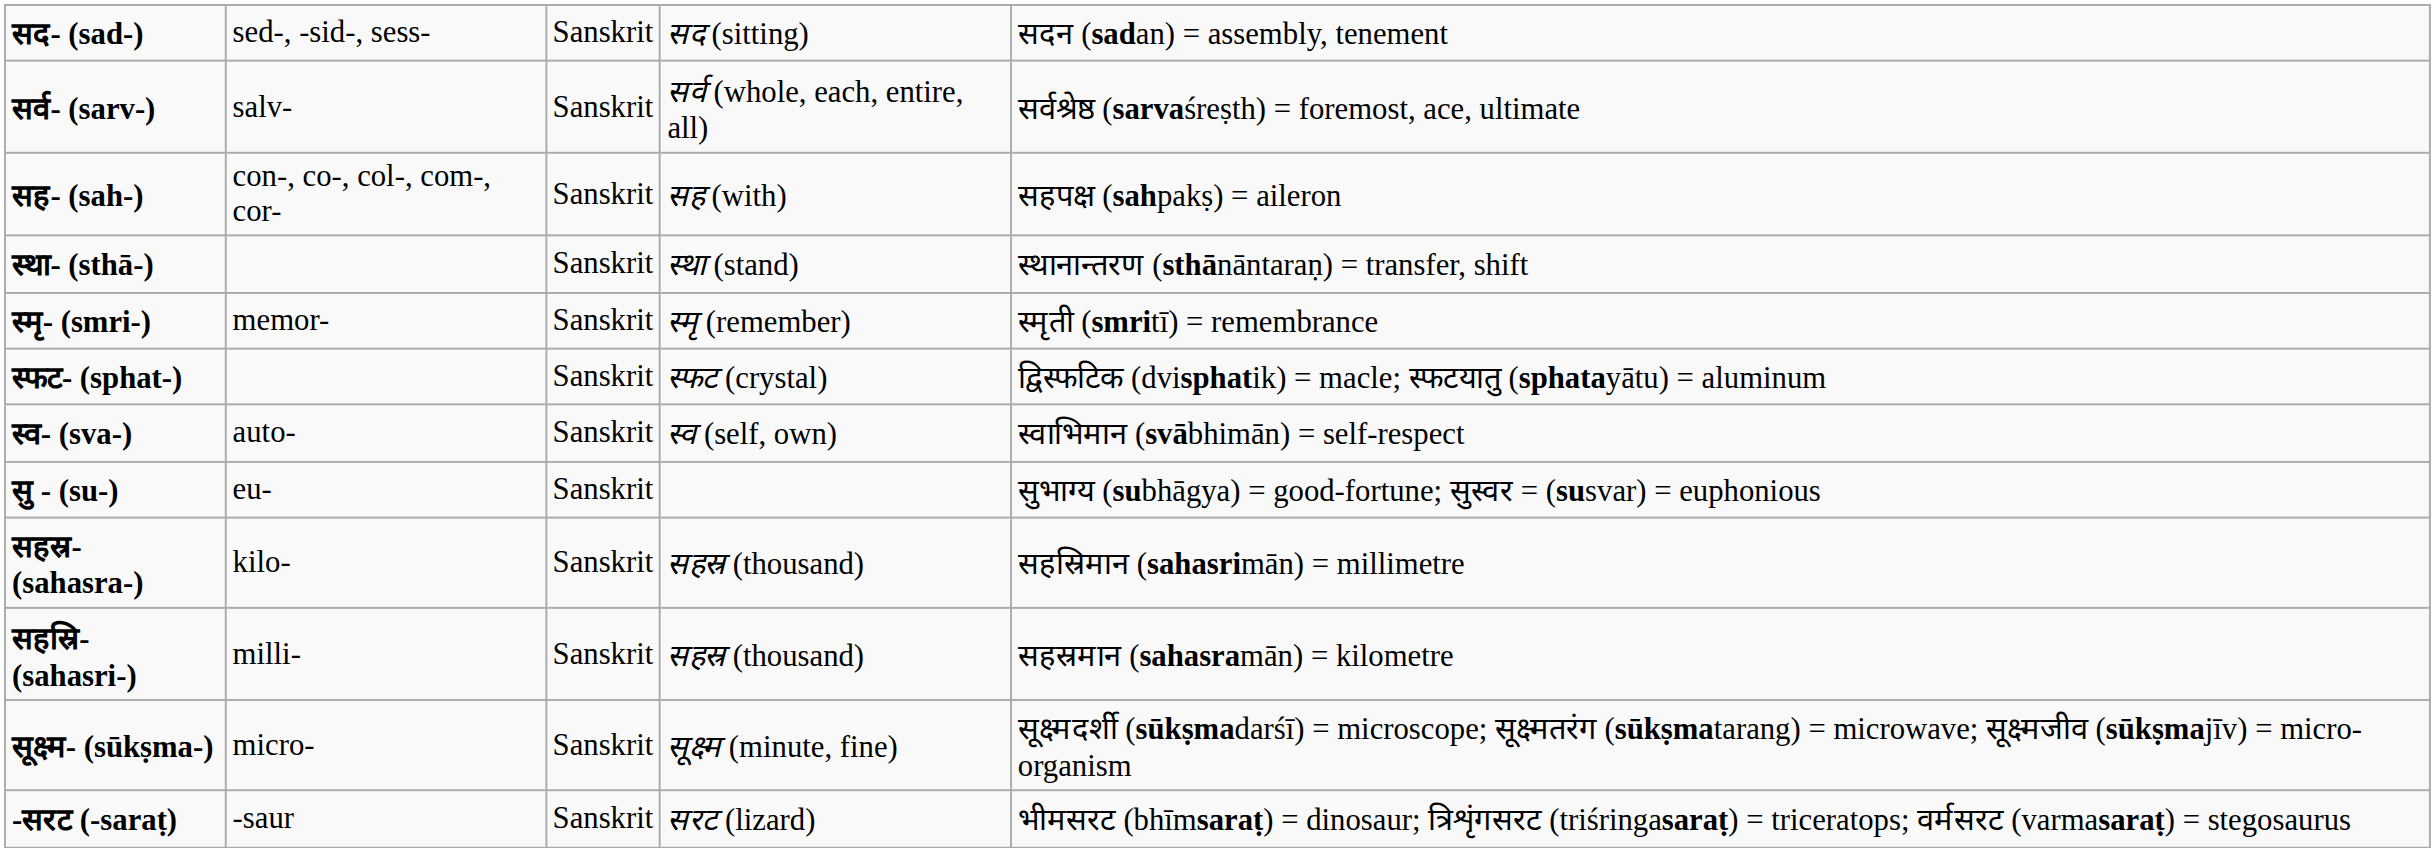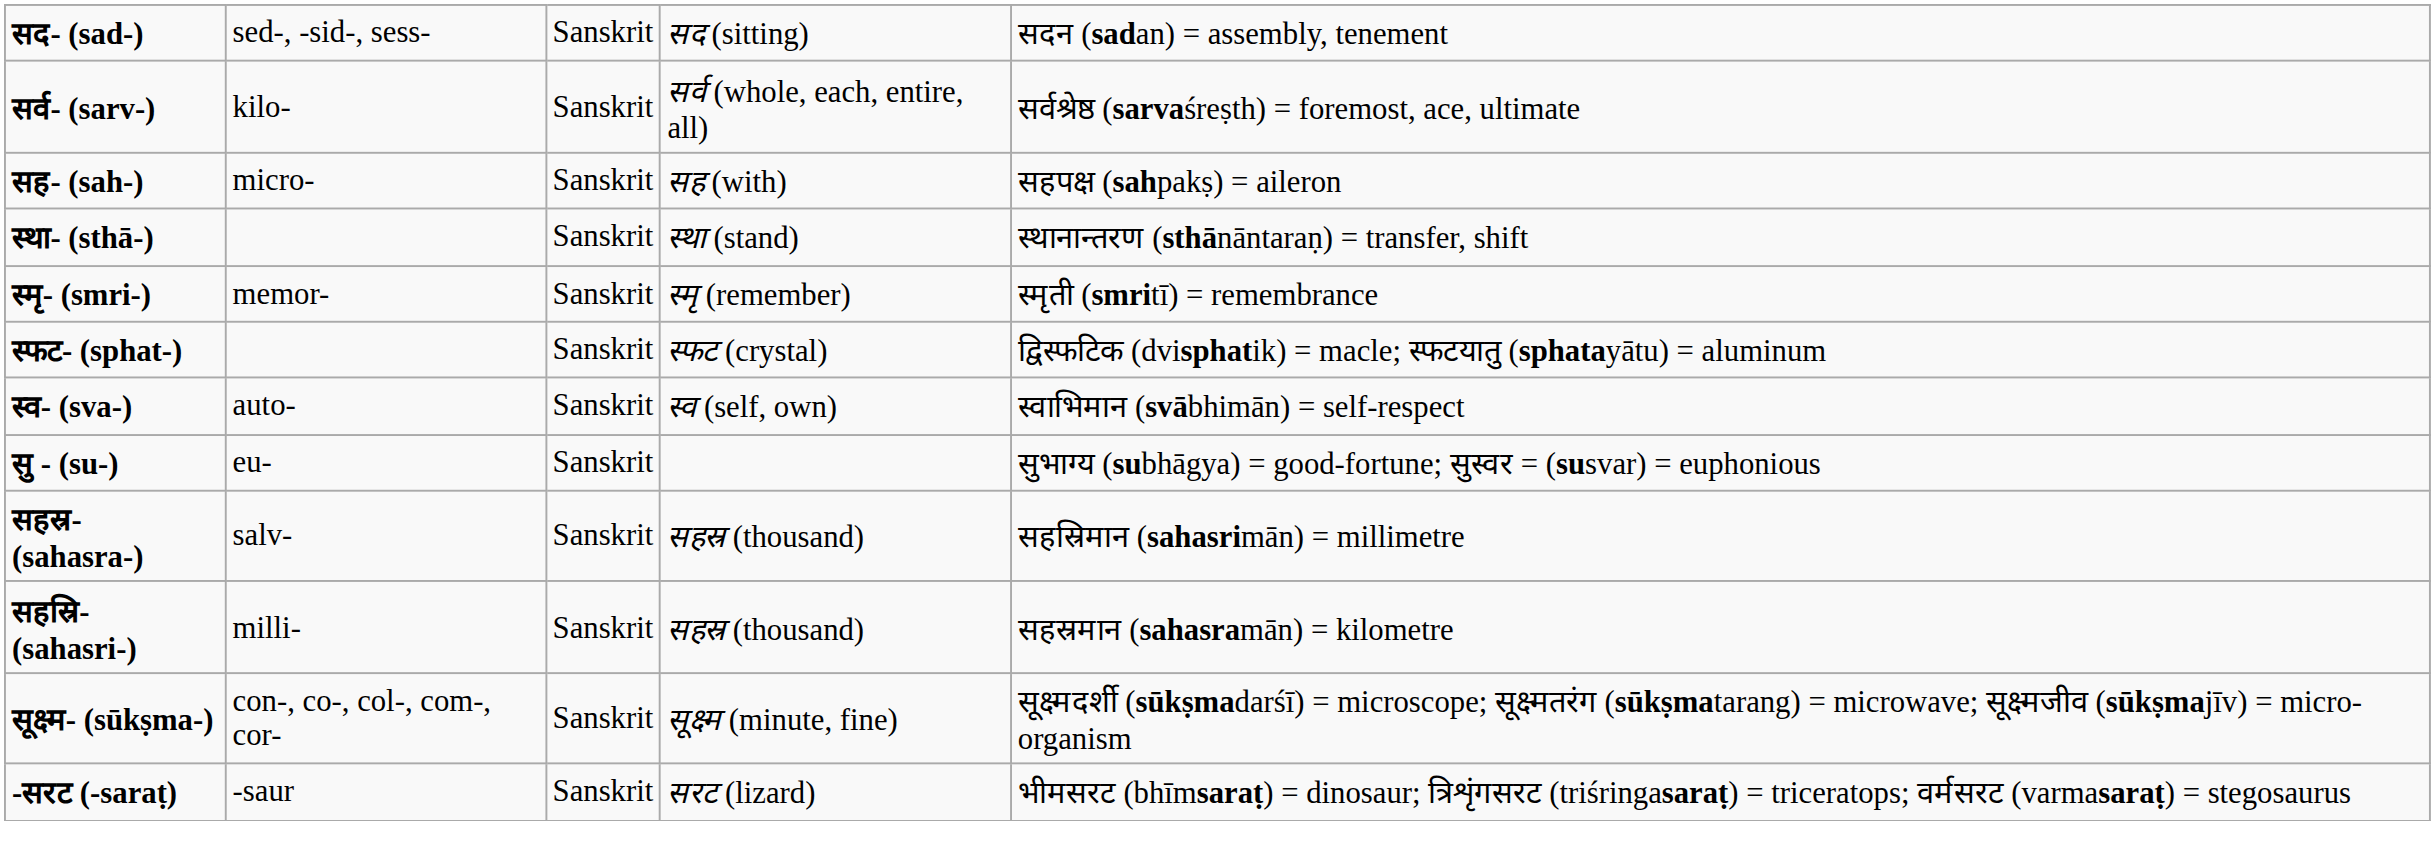(262, 106) salv- -> (262, 106) kilo-
(362, 193) con-, co-, col-, com-, cor- -> (274, 180) micro-
(262, 562) kilo- -> (262, 535) salv-
(274, 744) micro- -> (362, 717) con-, co-, col-, com-, cor-
